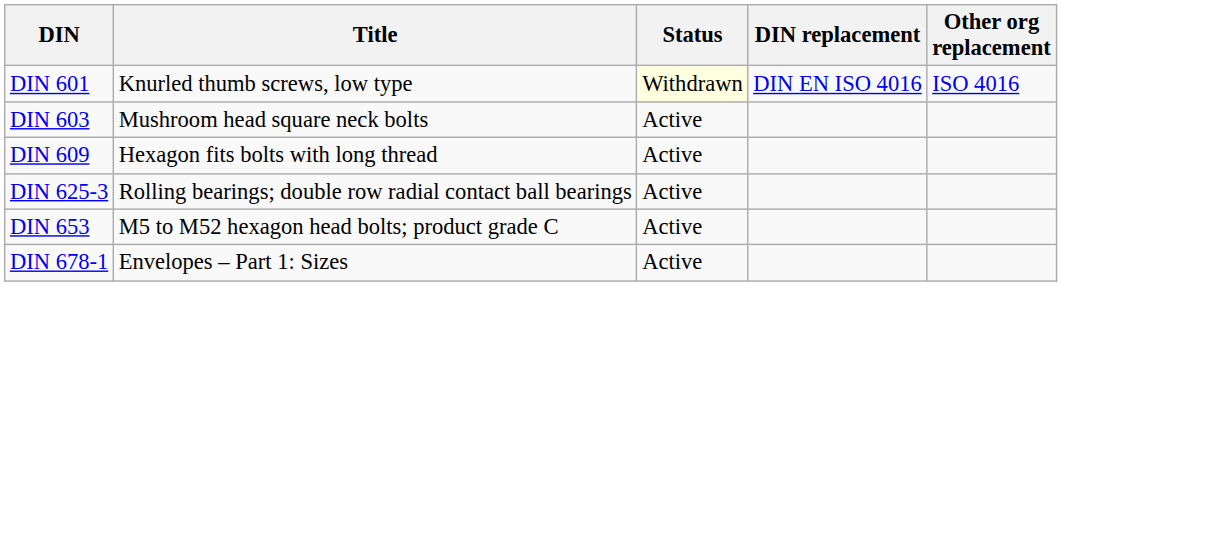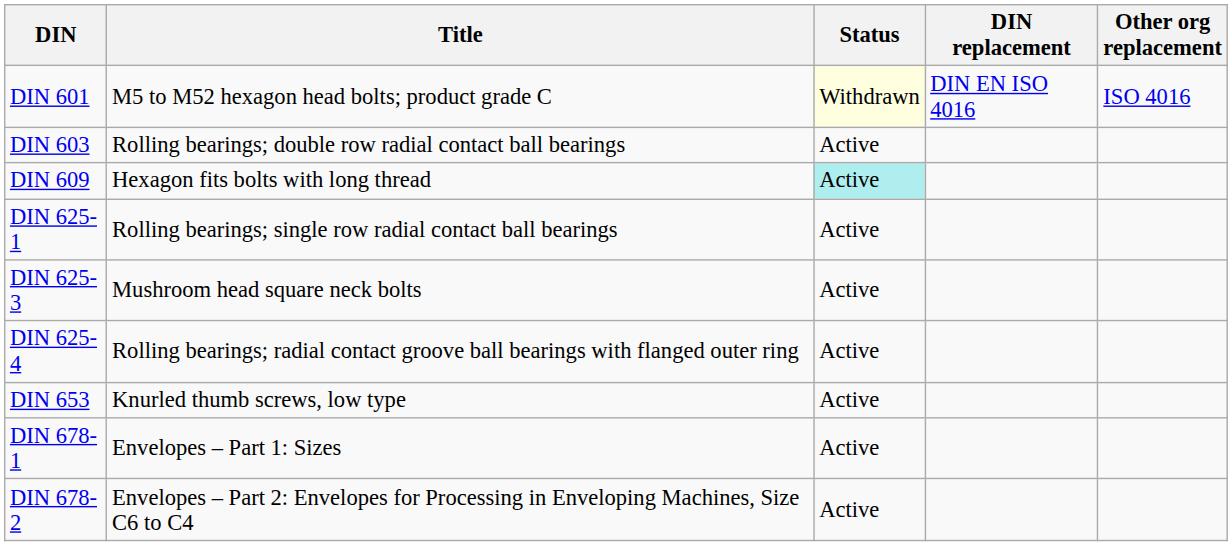(266, 83) Knurled thumb screws, low type -> (332, 96) M5 to M52 hexagon head bolts; product grade C
(273, 119) Mushroom head square neck bolts -> (369, 144) Rolling bearings; double row radial contact ball bearings
(672, 155) no background -> (849, 180) paleturquoise background
+ row: (53, 228)
(375, 190) Rolling bearings; double row radial contact ball bearings -> (267, 290) Mushroom head square neck bolts
+ row: (53, 351)
(339, 226) M5 to M52 hexagon head bolts; product grade C -> (259, 399) Knurled thumb screws, low type
+ row: (53, 509)
